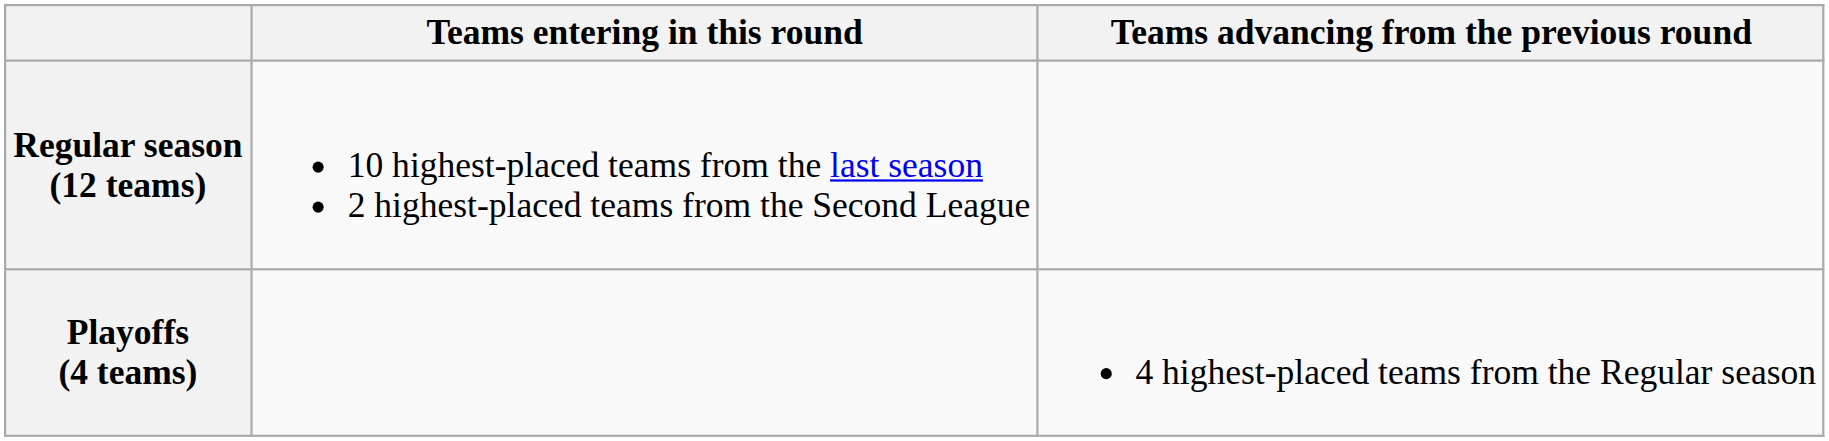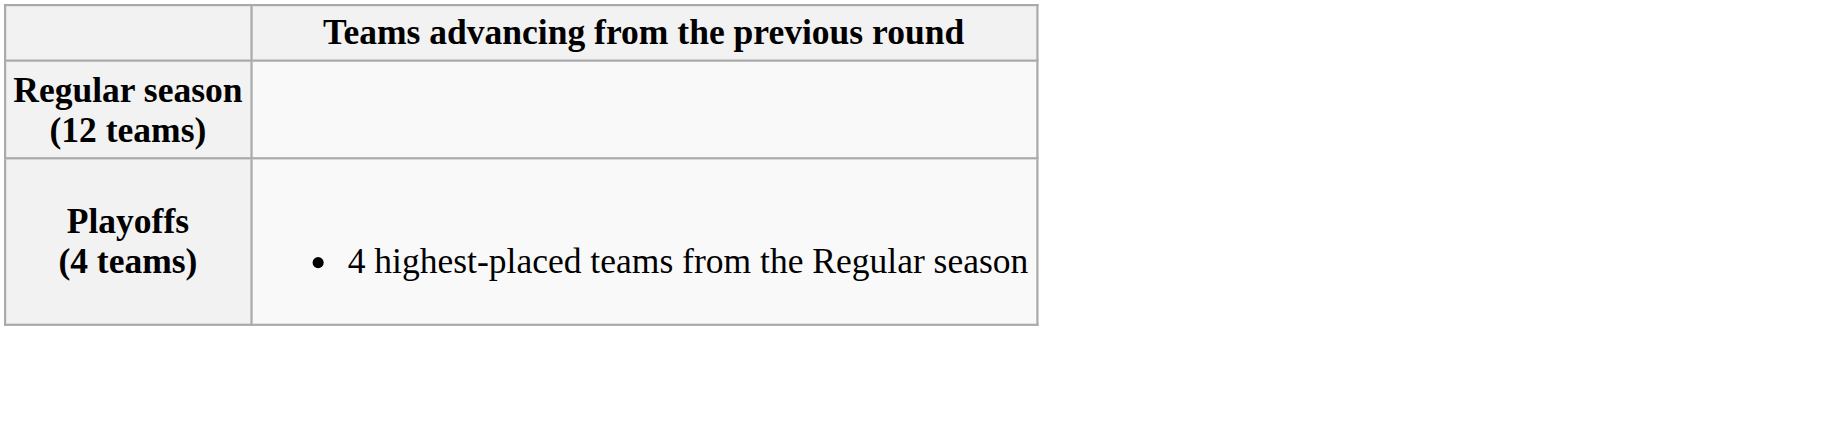- column: (645, 32)
